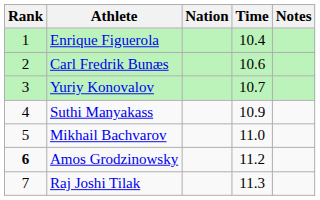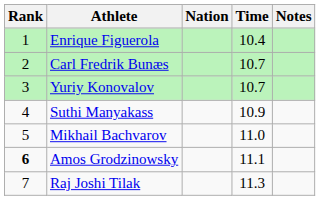(252, 64) 10.6 -> (252, 64) 10.7
(252, 159) 11.2 -> (252, 159) 11.1
